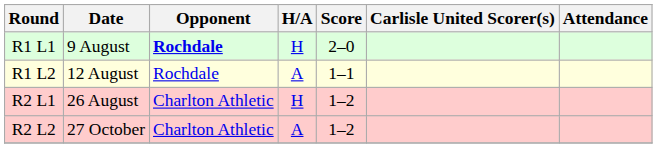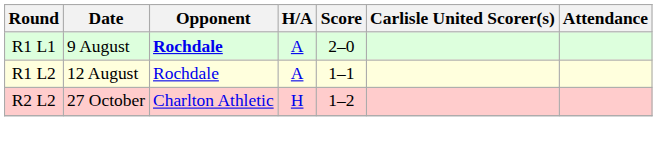(297, 45) H -> (297, 45) A
- row: (34, 101)
(297, 128) A -> (297, 101) H
